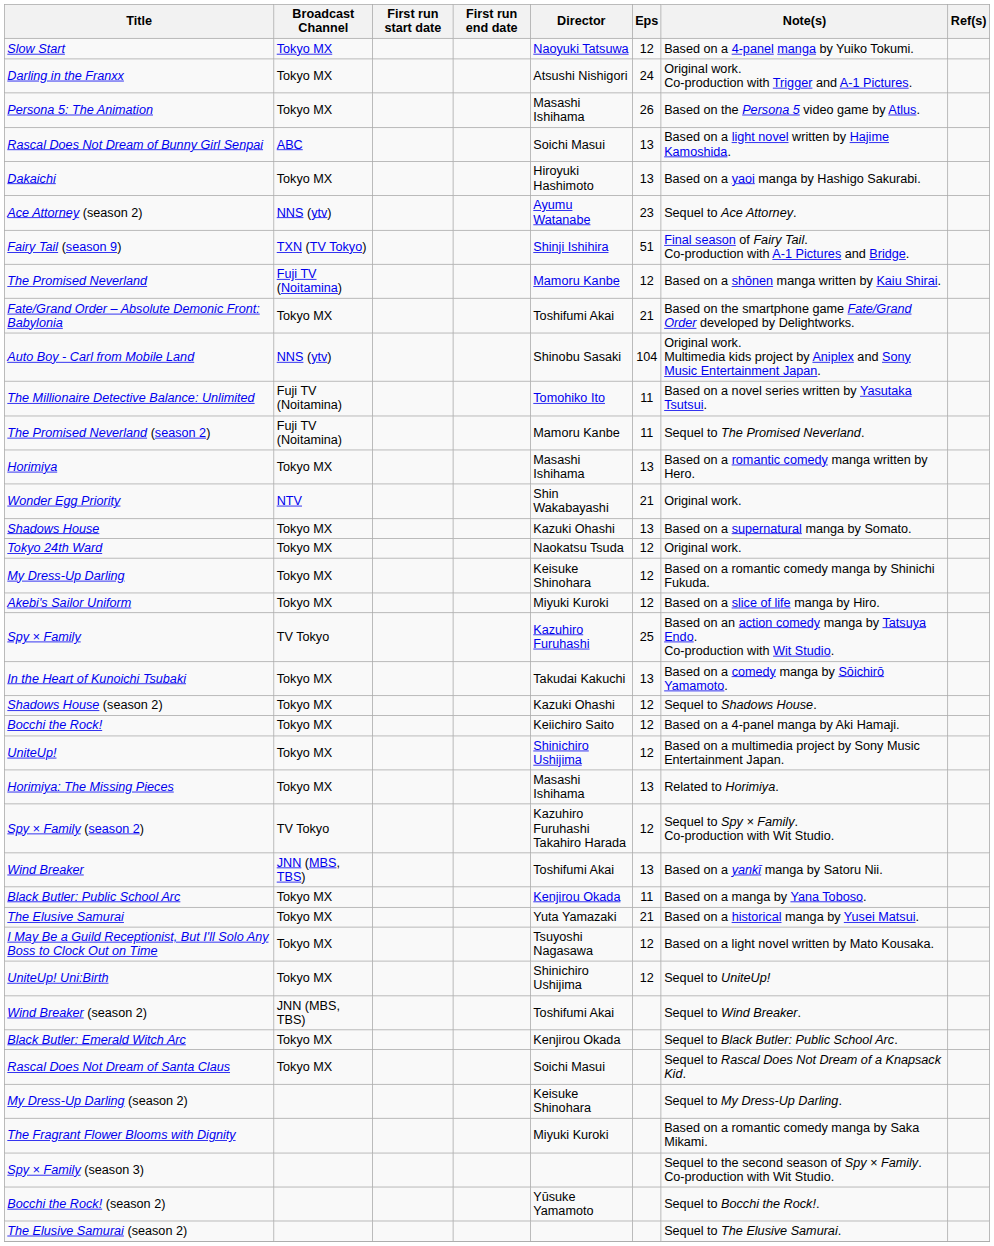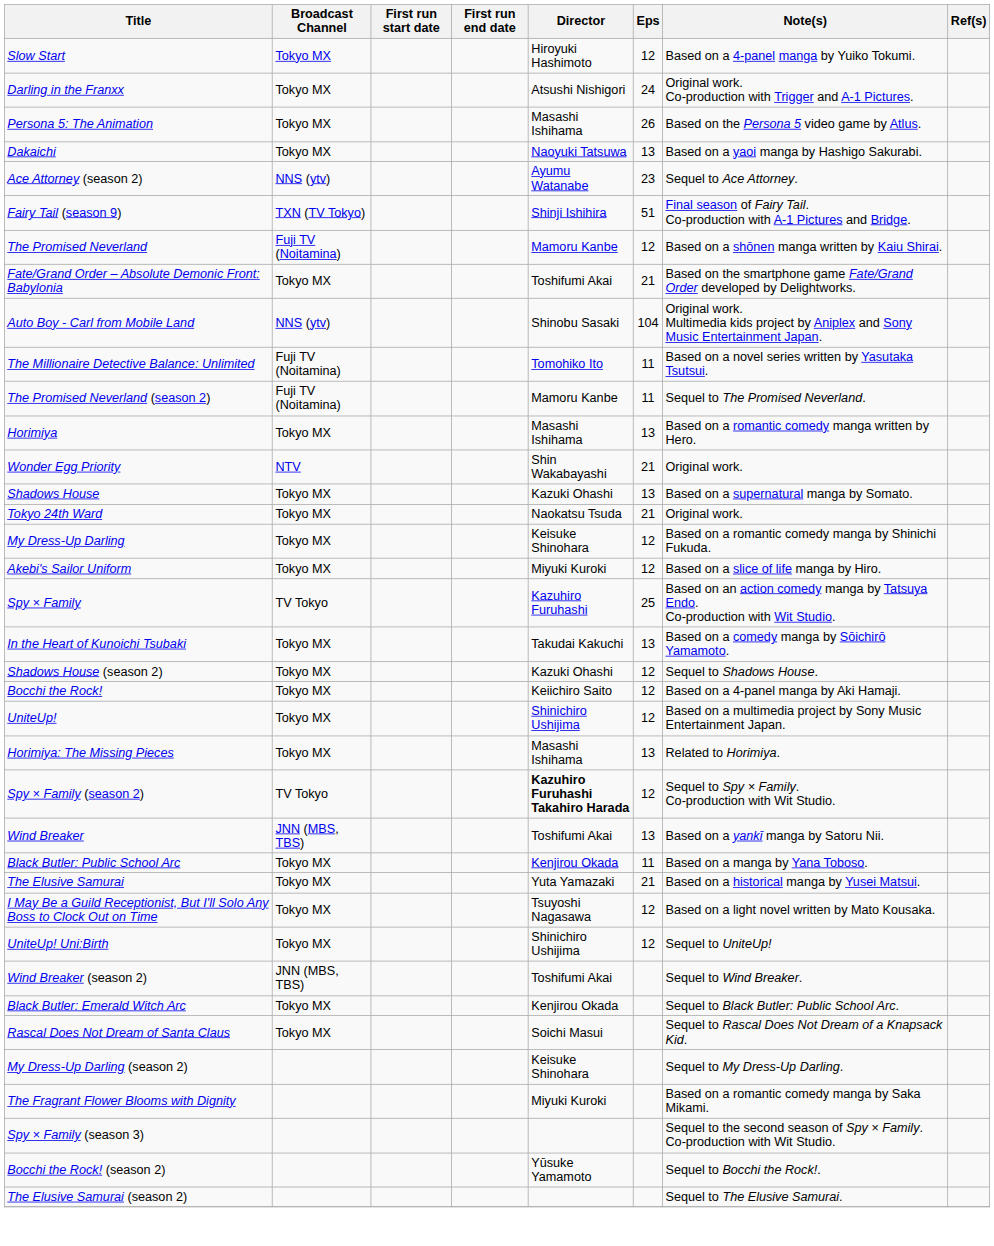(581, 48) Naoyuki Tatsuwa -> (561, 55) Hiroyuki Hashimoto
- row: (135, 144)
(564, 178) Hiroyuki Hashimoto -> (579, 151) Naoyuki Tatsuwa
(647, 548) 12 -> (648, 514) 21
(580, 828) normal -> (580, 794) bold
